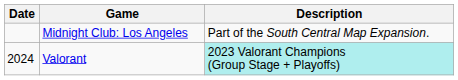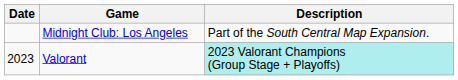(20, 58) 2024 -> (20, 58) 2023
